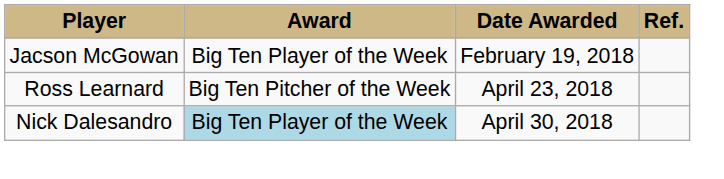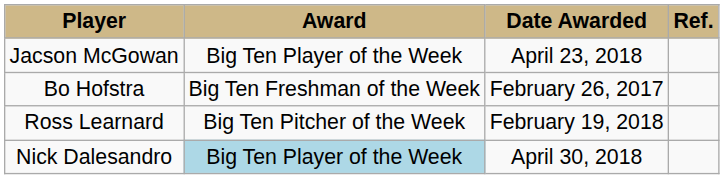(547, 55) February 19, 2018 -> (577, 55) April 23, 2018
+ row: (94, 88)
(547, 88) April 23, 2018 -> (577, 122) February 19, 2018
